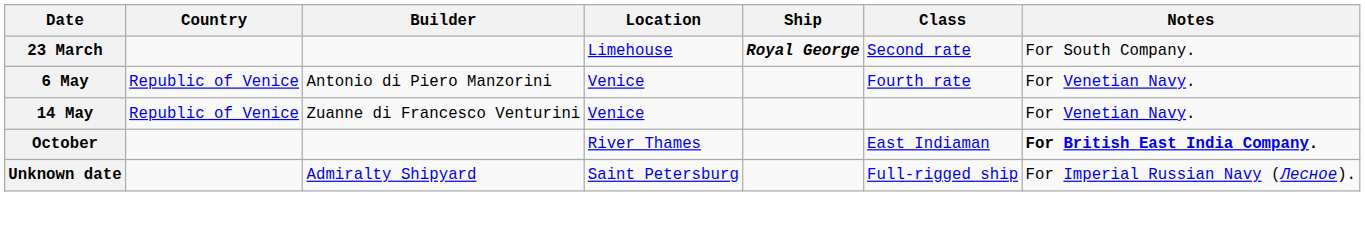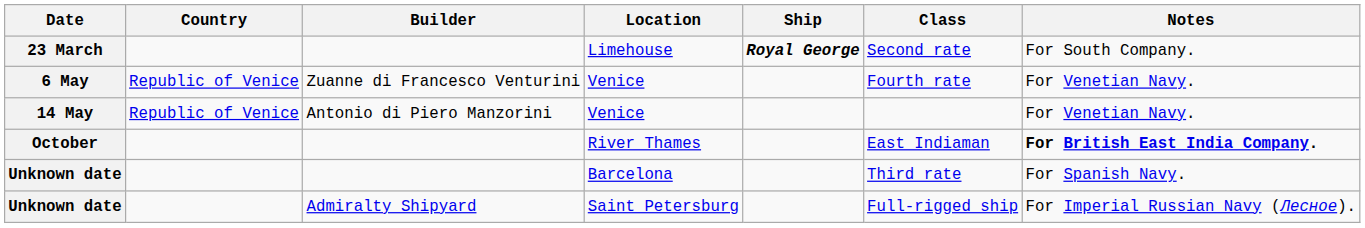(429, 82) Antonio di Piero Manzorini -> (443, 82) Zuanne di Francesco Venturini
(443, 113) Zuanne di Francesco Venturini -> (429, 113) Antonio di Piero Manzorini
+ row: (65, 175)
